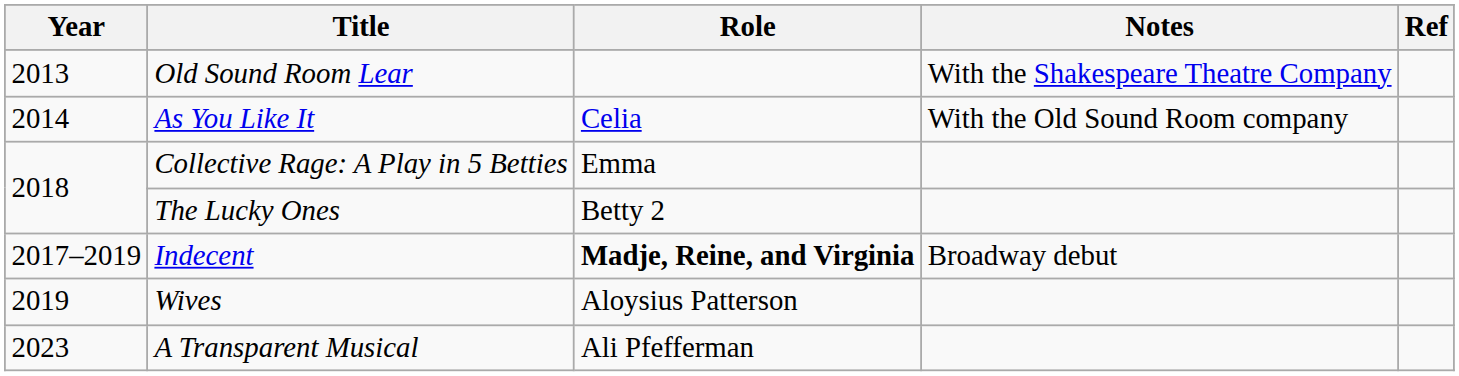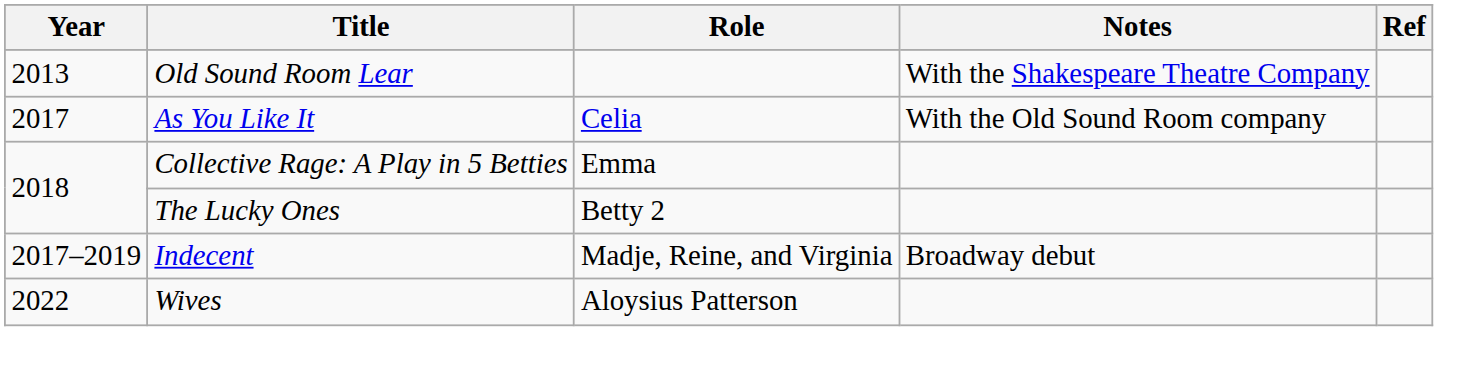(40, 118) 2014 -> (40, 118) 2017
(748, 255) bold -> (737, 255) normal
(40, 301) 2019 -> (40, 301) 2022
- row: (286, 347)
